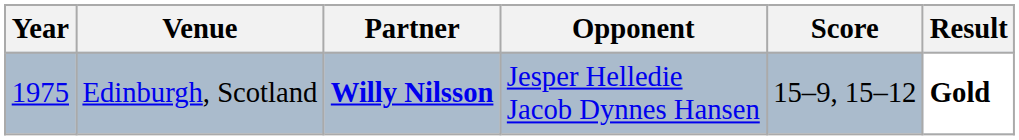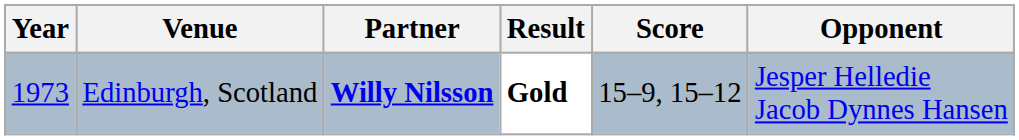columns swapped: (633, 28) <-> (969, 28)
(40, 92) 1975 -> (40, 92) 1973
